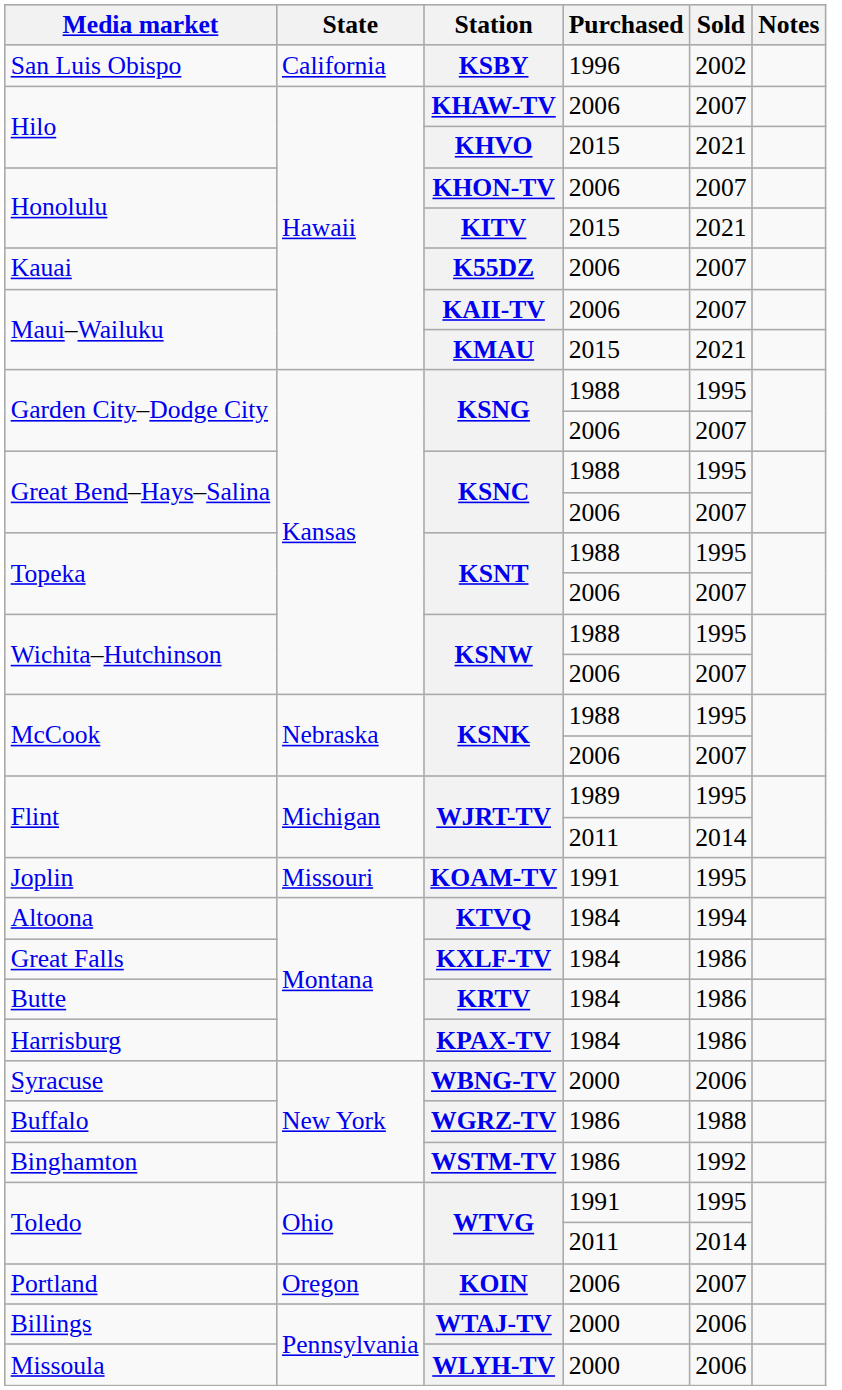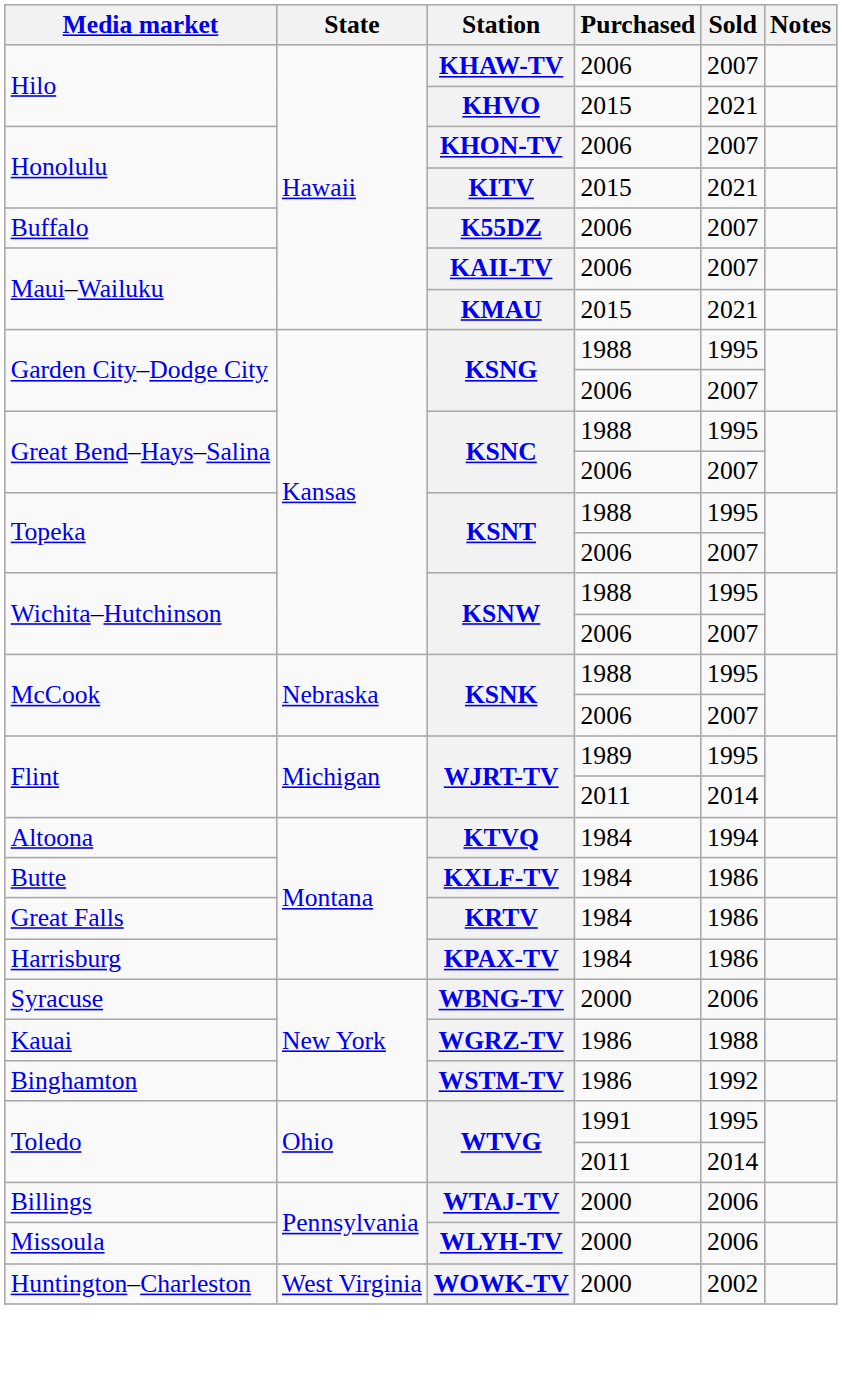- row: (494, 65)
(41, 268) Kauai -> (50, 227) Buffalo
- row: (494, 877)
(67, 958) Great Falls -> (38, 877) Butte
(38, 999) Butte -> (67, 918) Great Falls
(50, 1120) Buffalo -> (41, 1039) Kauai
- row: (494, 1283)
+ row: (501, 1283)
